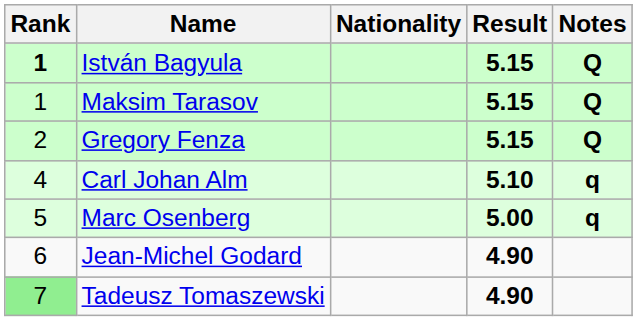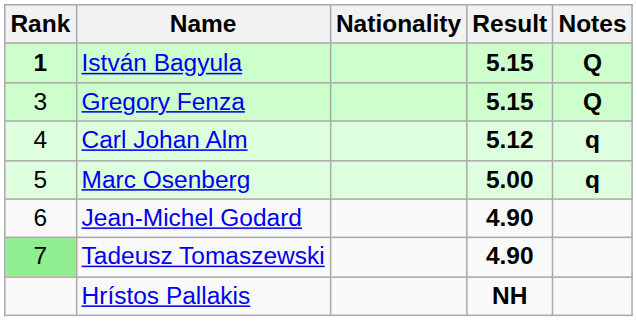- row: (170, 101)
(40, 140) 2 -> (40, 101) 3
(510, 179) 5.10 -> (510, 140) 5.12
+ row: (166, 295)
